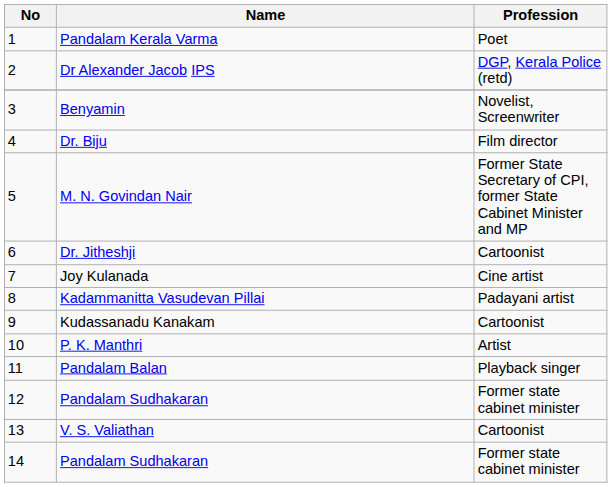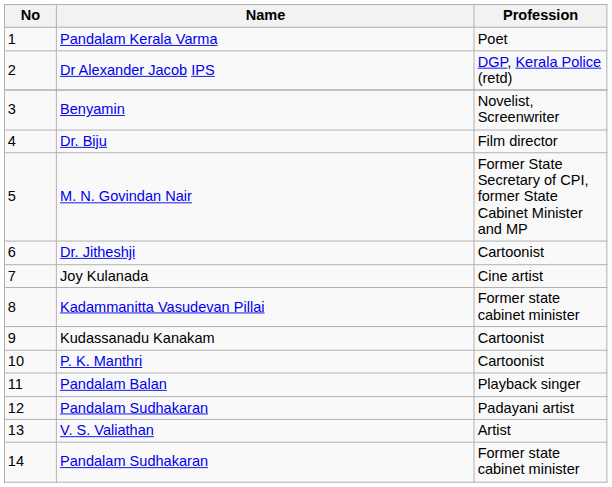(526, 299) Padayani artist -> (529, 307) Former state cabinet minister
(494, 345) Artist -> (511, 361) Cartoonist
(529, 399) Former state cabinet minister -> (526, 407) Padayani artist
(511, 430) Cartoonist -> (494, 430) Artist
